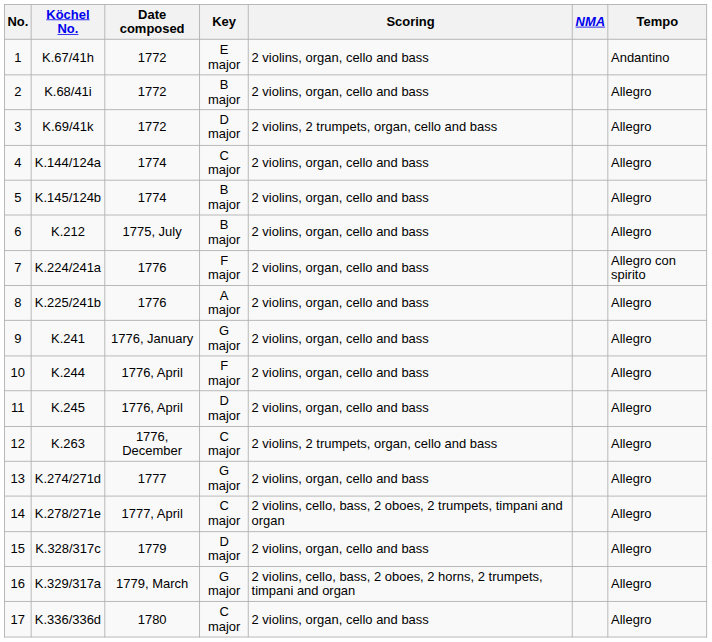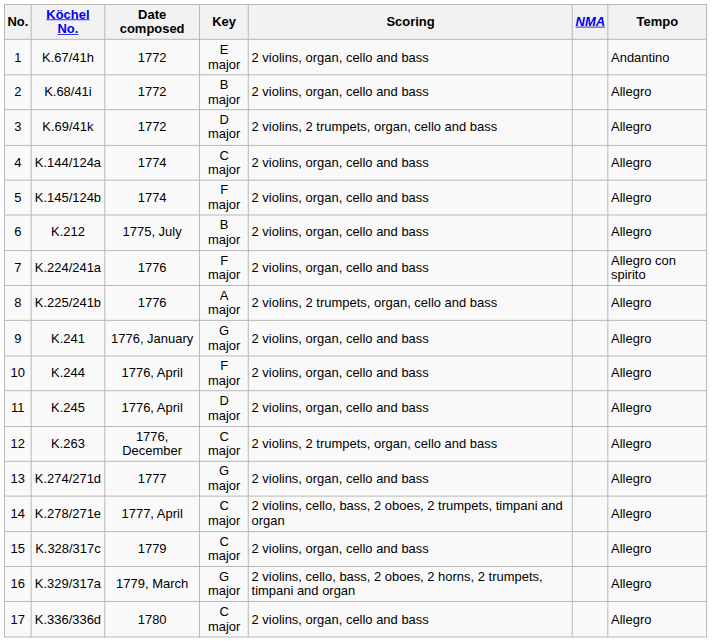(224, 197) B major -> (224, 197) F major
(340, 303) 2 violins, organ, cello and bass -> (374, 303) 2 violins, 2 trumpets, organ, cello and bass
(224, 549) D major -> (224, 549) C major
